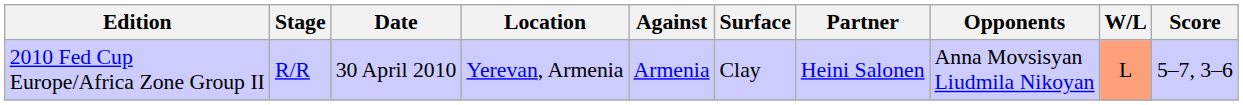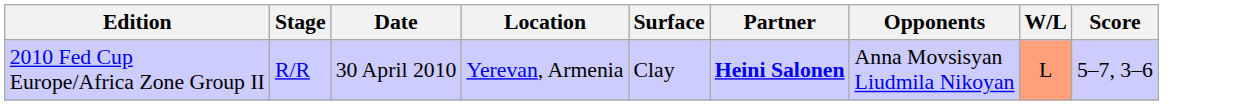- column: (672, 21)
(863, 69) normal -> (780, 69) bold
